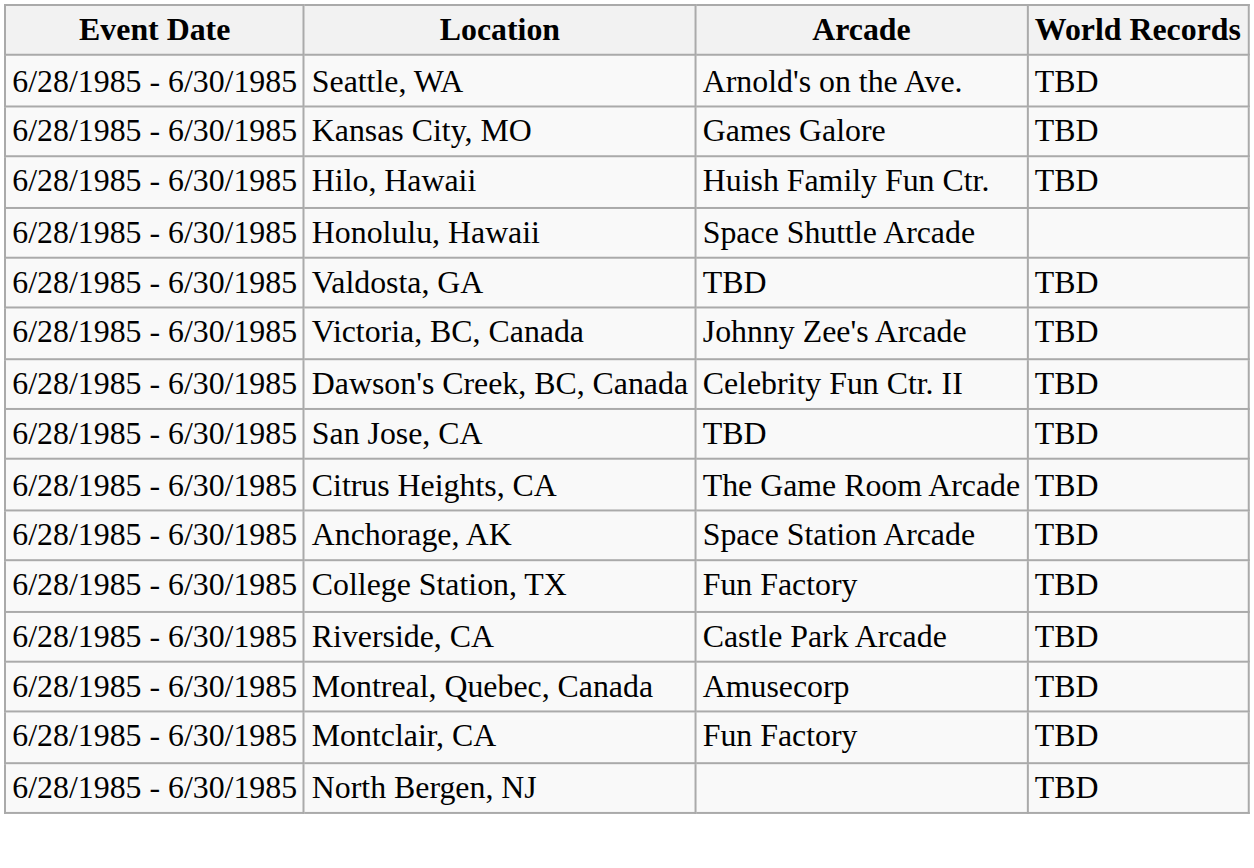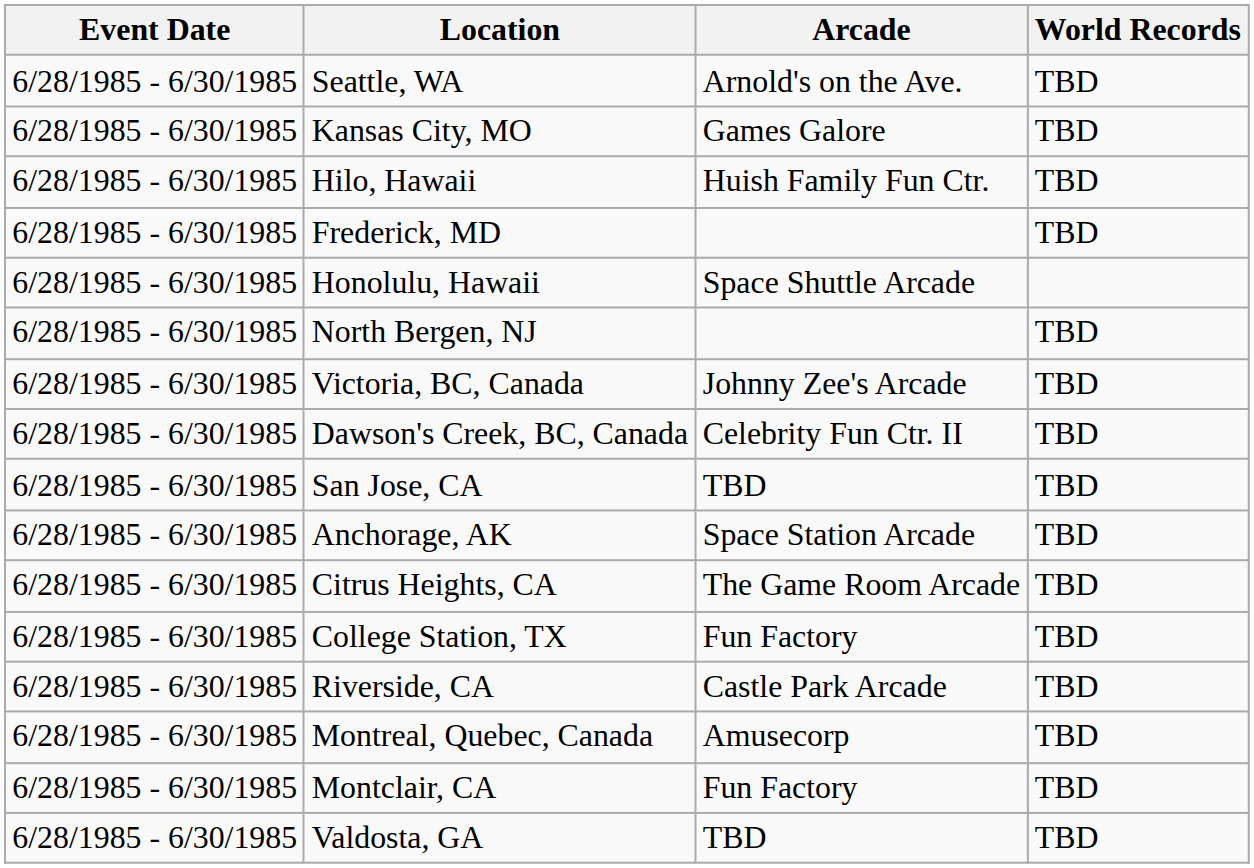+ row: (406, 231)
rows swapped: (424, 787) <-> (398, 282)
rows swapped: (412, 534) <-> (434, 484)
